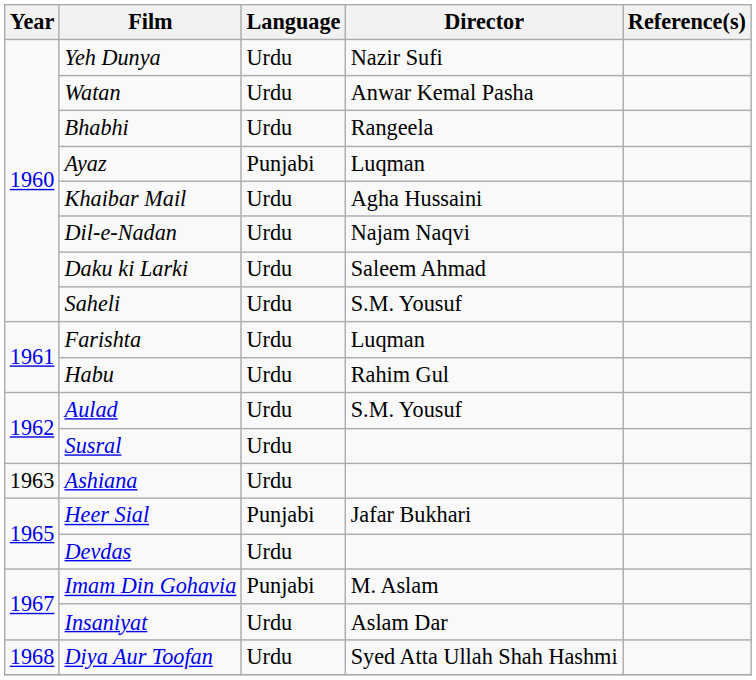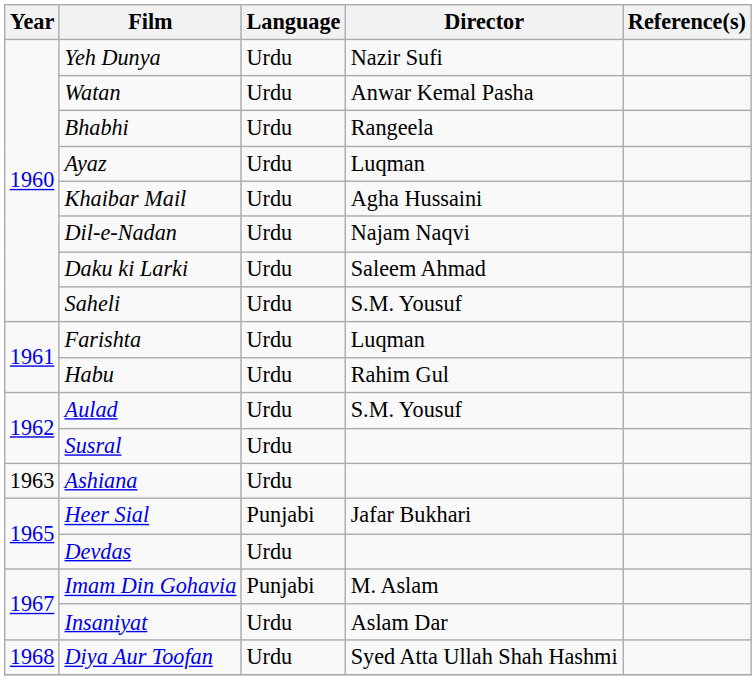(281, 163) Punjabi -> (269, 163) Urdu
